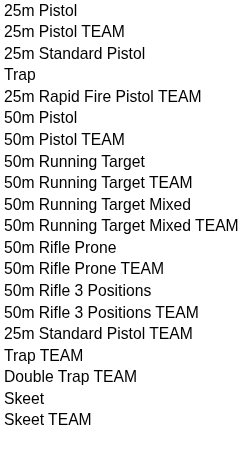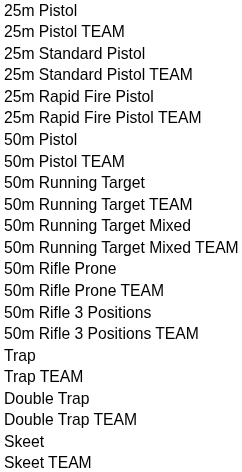rows swapped: (98, 334) <-> (20, 75)
+ row: (79, 97)
+ row: (47, 398)
